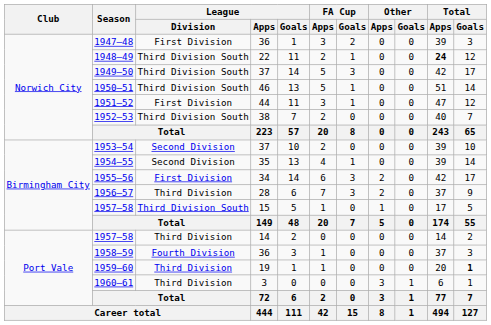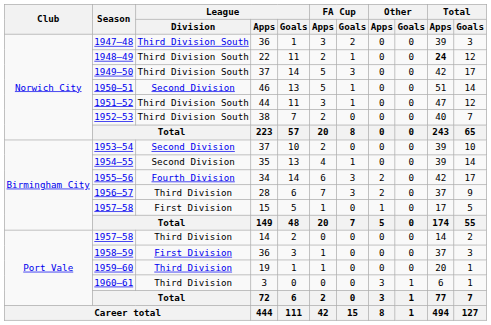(193, 42) First Division -> (193, 42) Third Division South
(193, 87) Third Division South -> (193, 87) Second Division
(193, 102) First Division -> (193, 102) Third Division South
(193, 177) First Division -> (193, 177) Fourth Division
(193, 207) Third Division South -> (193, 207) First Division
(193, 253) Fourth Division -> (193, 253) First Division
(470, 268) bold -> (470, 268) normal
